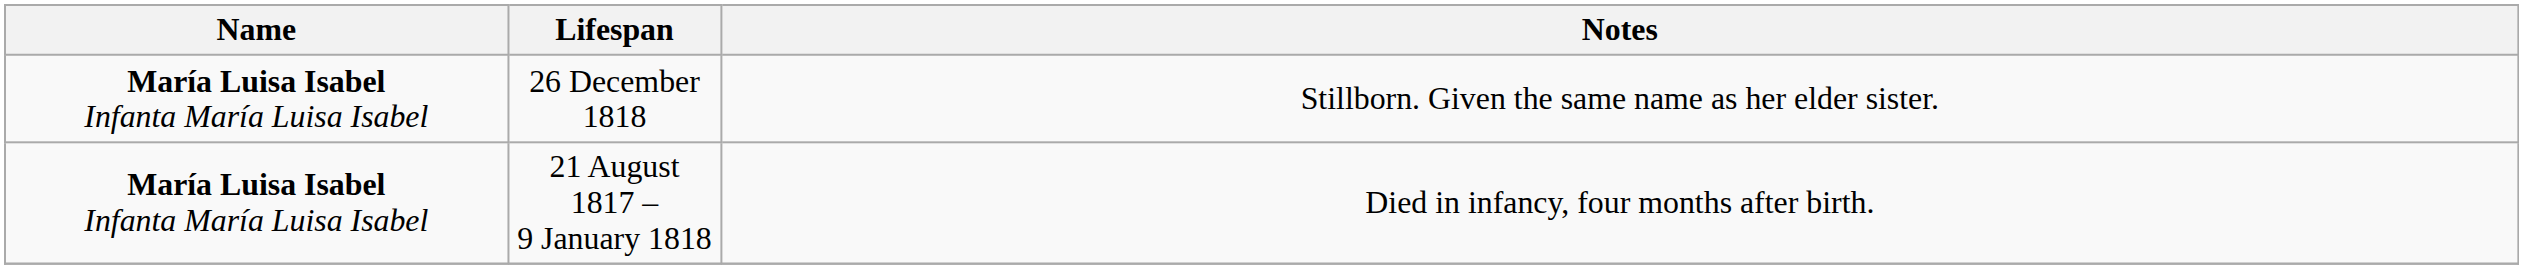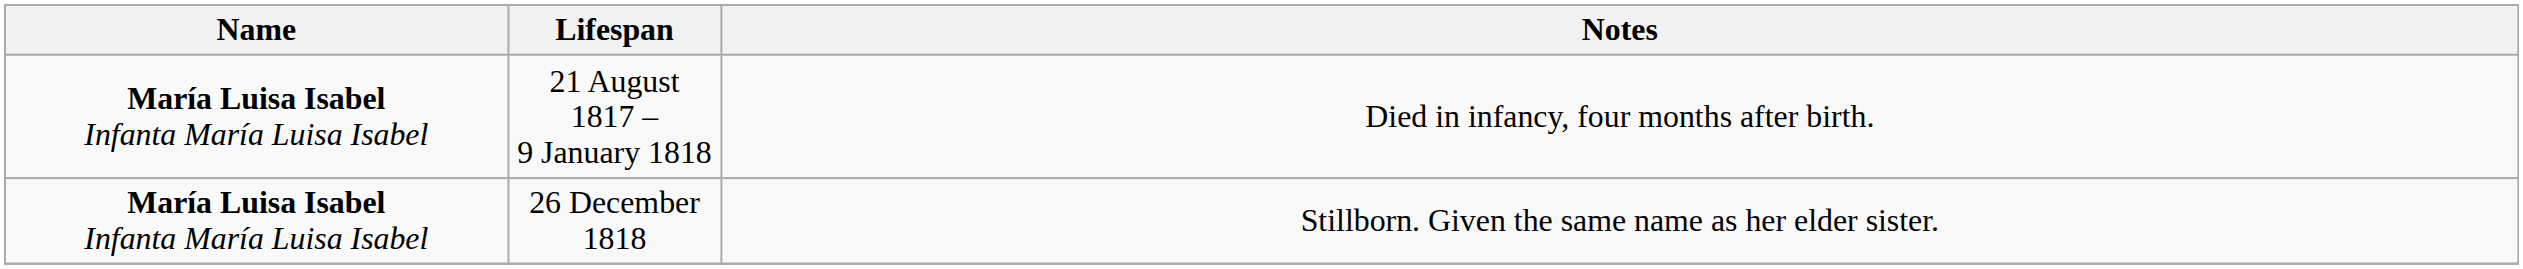rows swapped: (614, 202) <-> (614, 98)
